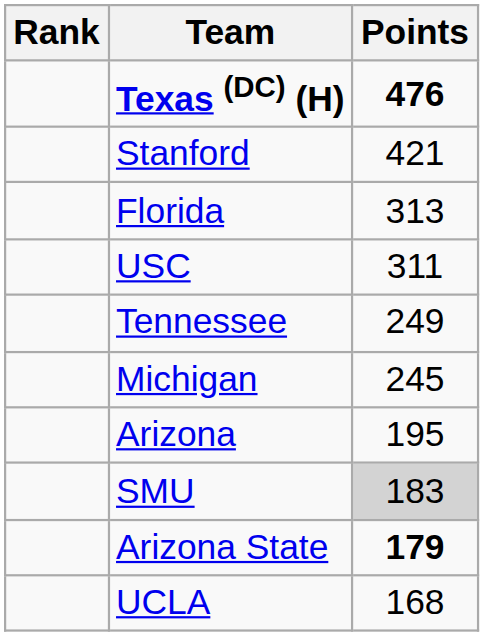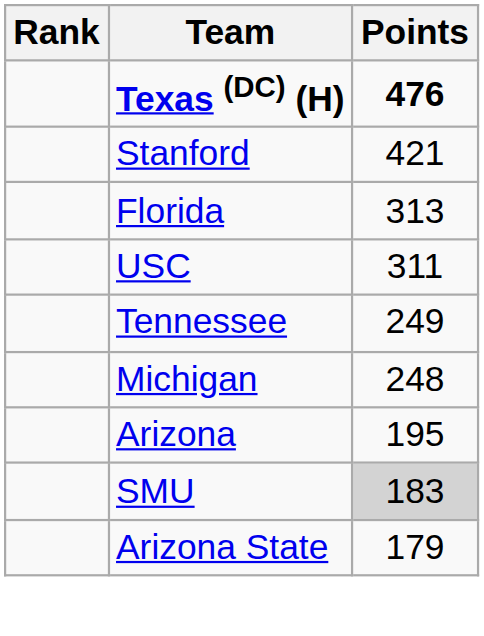(415, 378) 245 -> (415, 378) 248
(415, 546) bold -> (415, 546) normal
- row: (163, 602)
